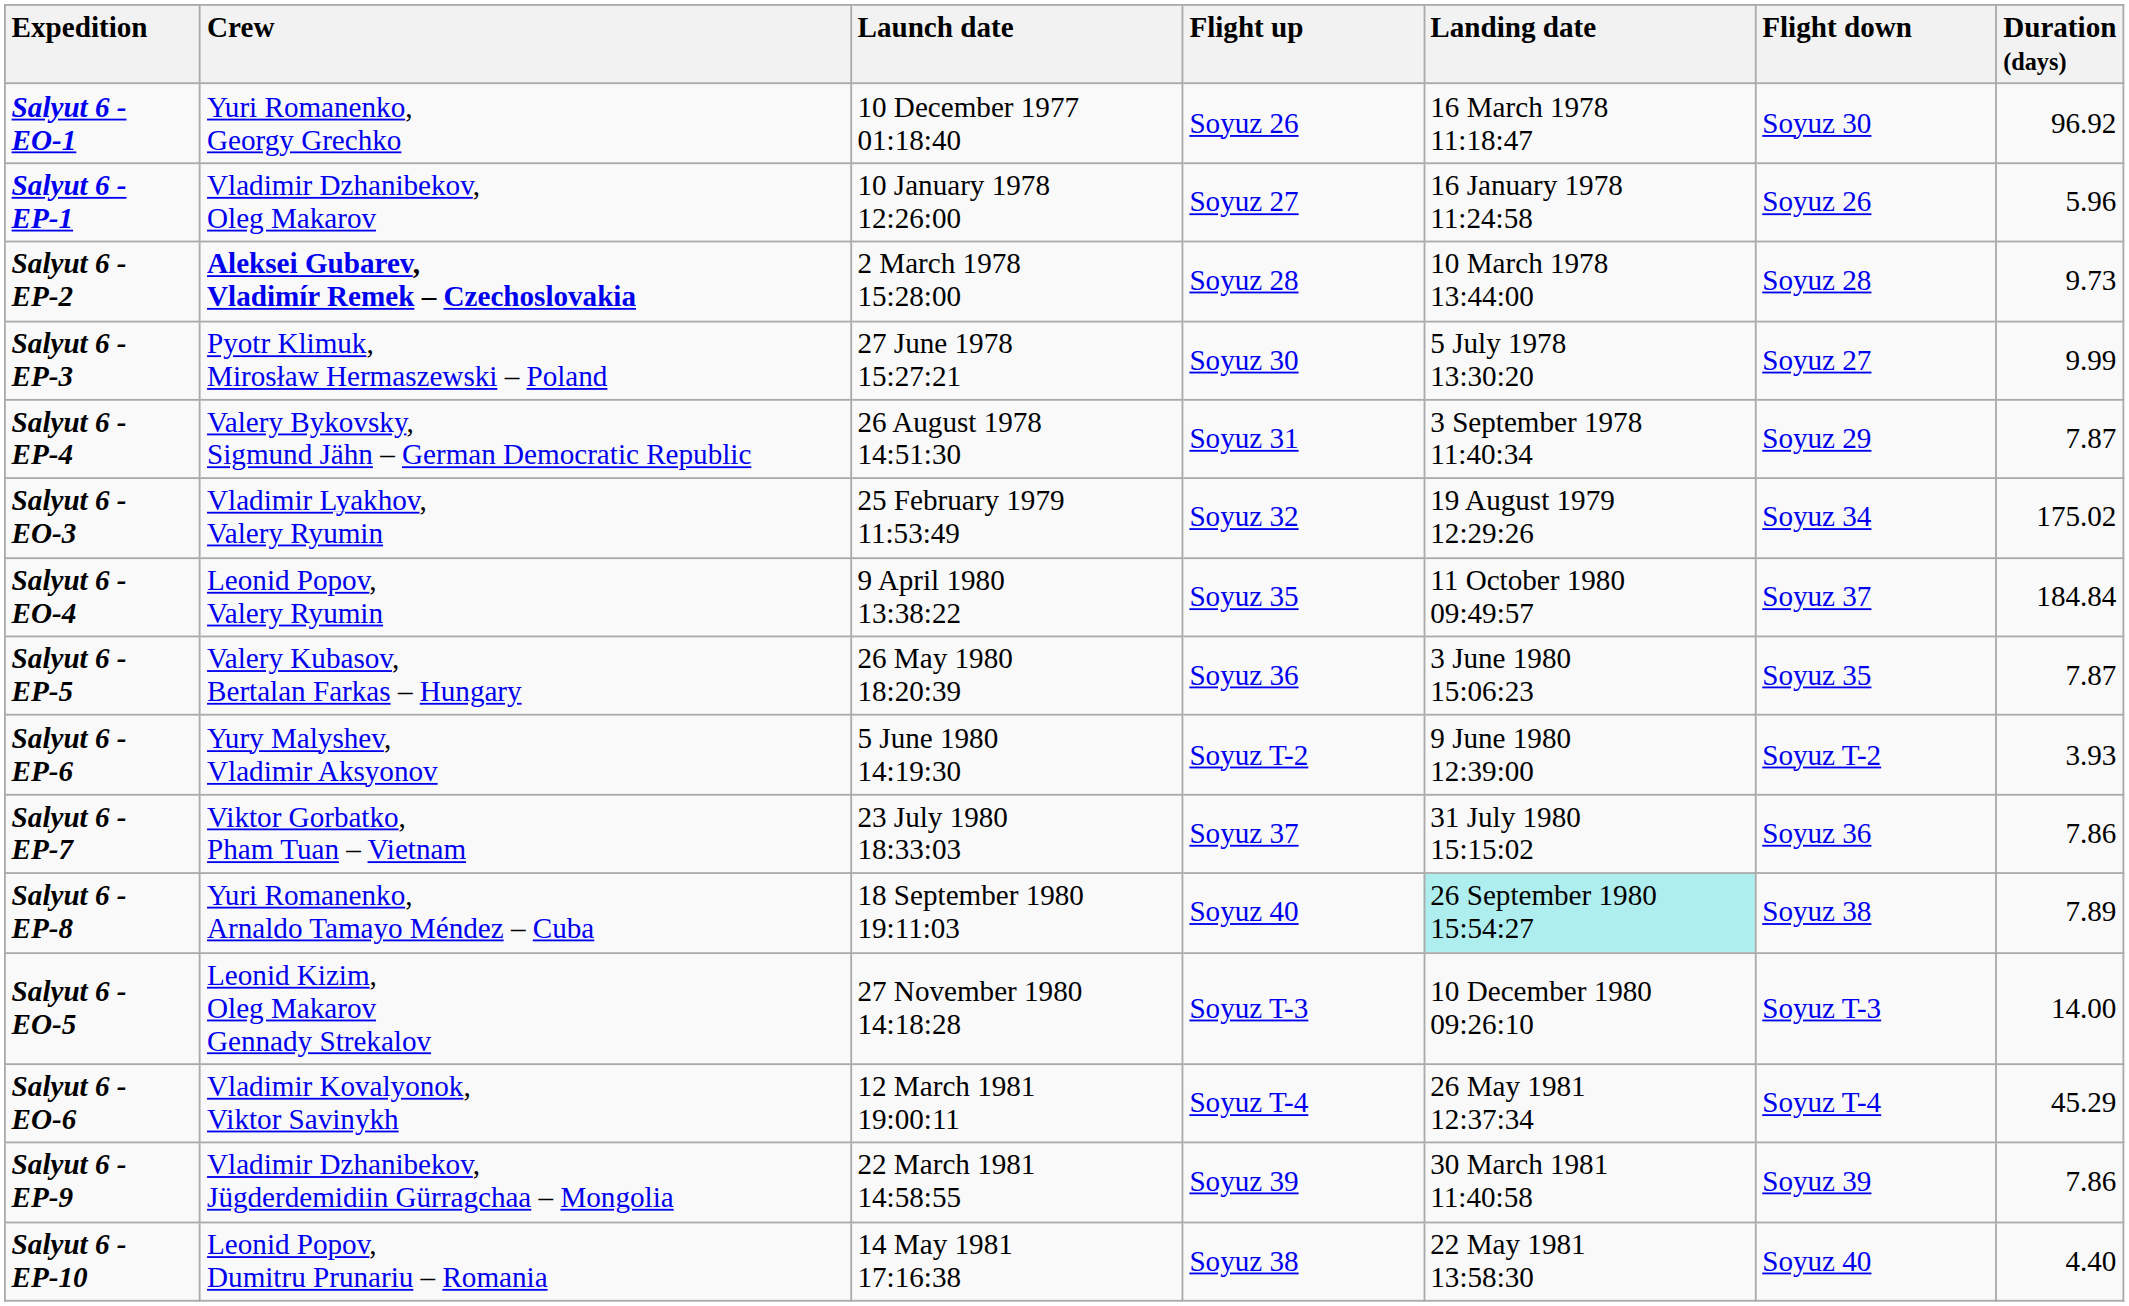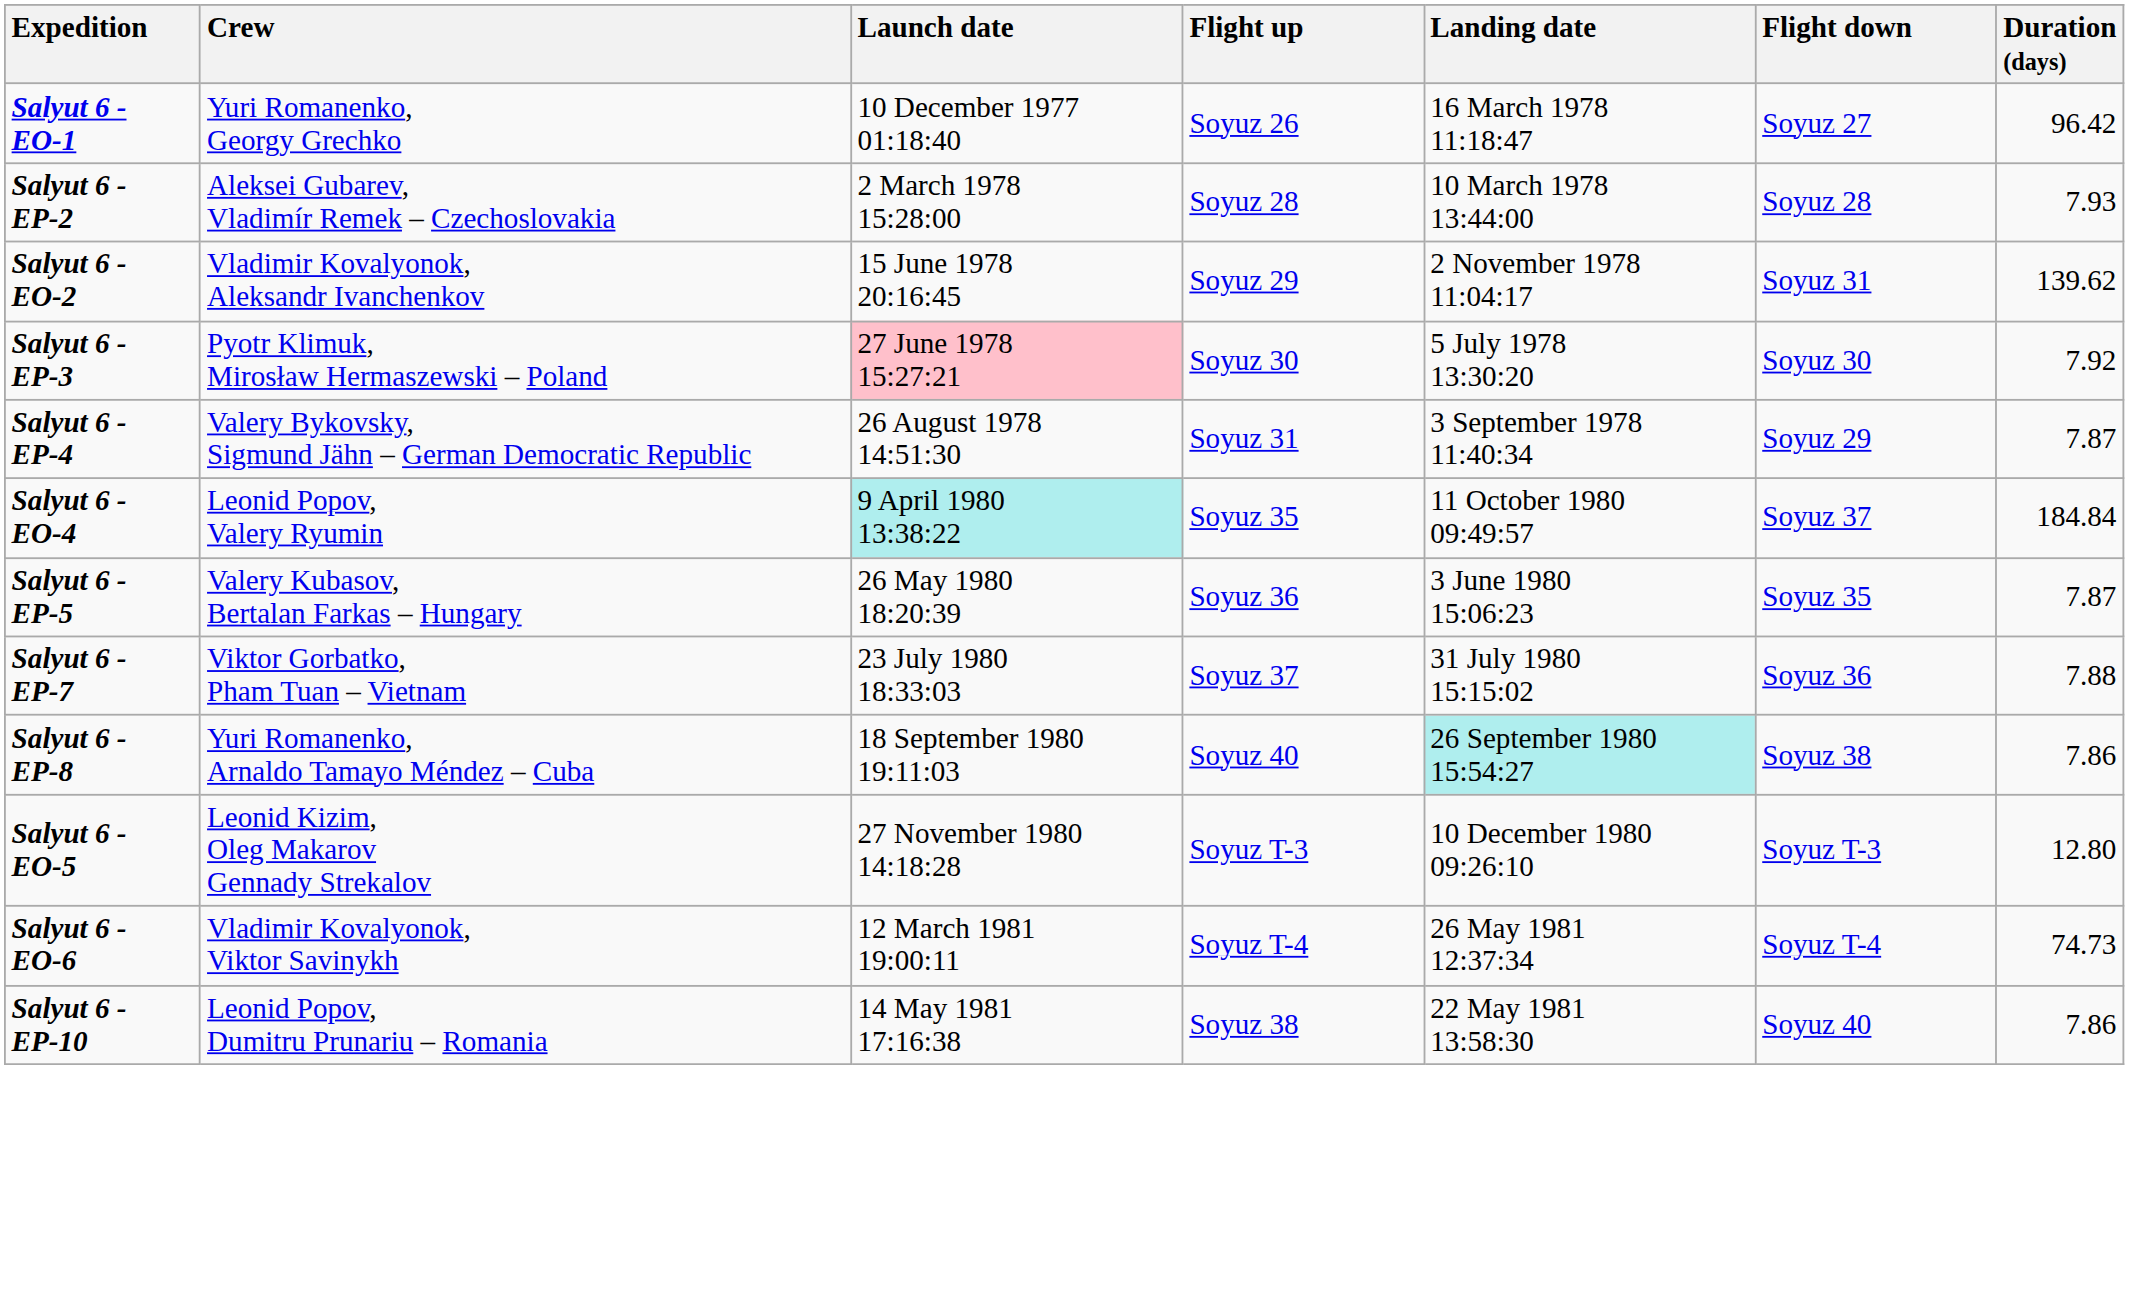(1817, 122) Soyuz 30 -> (1817, 122) Soyuz 27
(2084, 122) 96.92 -> (2084, 122) 96.42
- row: (69, 201)
(422, 280) bold -> (411, 201) normal
(2091, 280) 9.73 -> (2091, 201) 7.93
+ row: (69, 280)
(935, 359) no background -> (935, 359) pink background
(1817, 359) Soyuz 27 -> (1817, 359) Soyuz 30
(2091, 359) 9.99 -> (2091, 359) 7.92
- row: (69, 517)
(931, 596) no background -> (931, 517) paleturquoise background
- row: (69, 754)
(2091, 833) 7.86 -> (2091, 675) 7.88
(2091, 912) 7.89 -> (2091, 754) 7.86
(2084, 1007) 14.00 -> (2084, 849) 12.80
(2084, 1102) 45.29 -> (2084, 945) 74.73
- row: (69, 1181)
(2091, 1260) 4.40 -> (2091, 1024) 7.86
